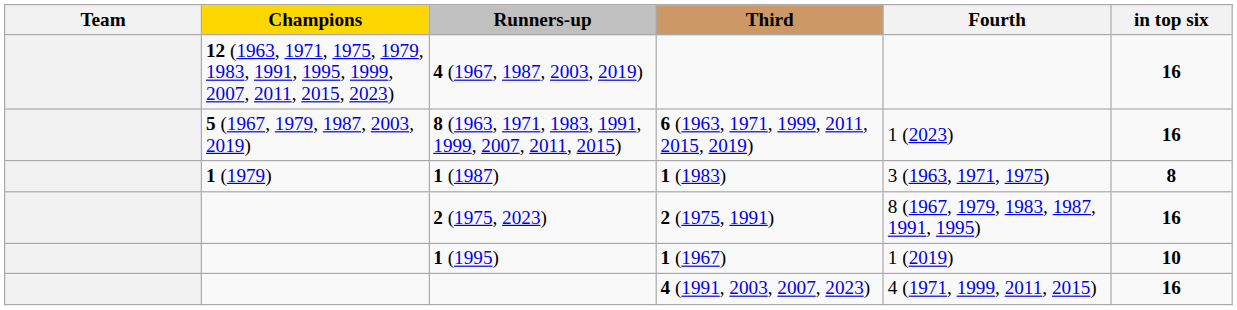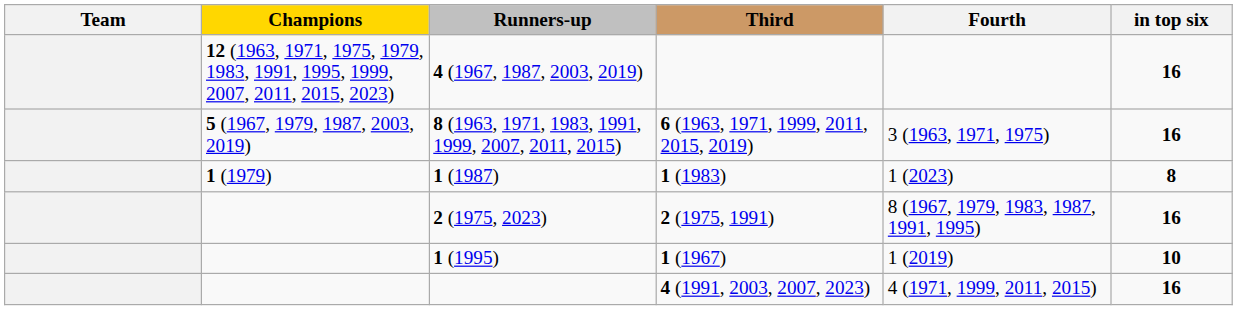(921, 134) 1 (2023) -> (969, 134) 3 (1963, 1971, 1975)
(969, 175) 3 (1963, 1971, 1975) -> (921, 175) 1 (2023)
